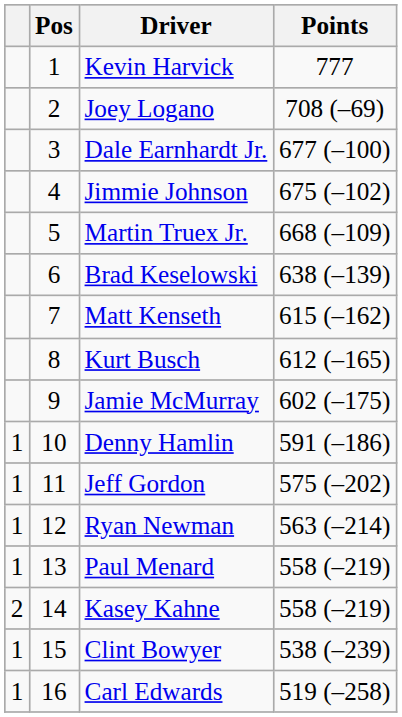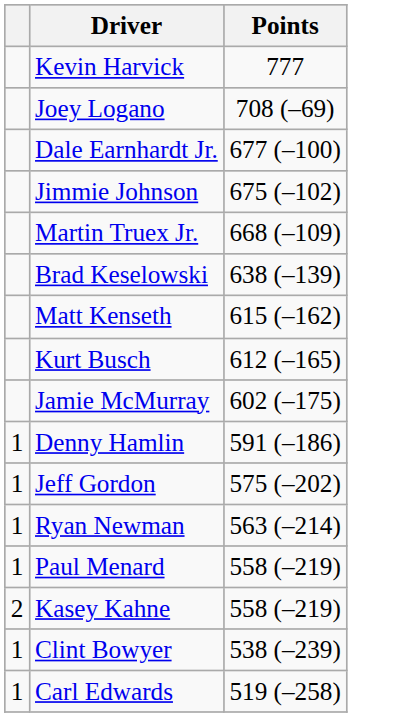- column: (54, 25)
